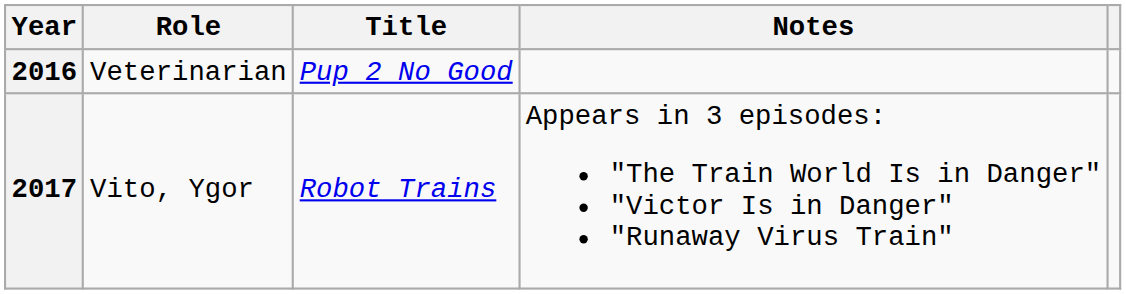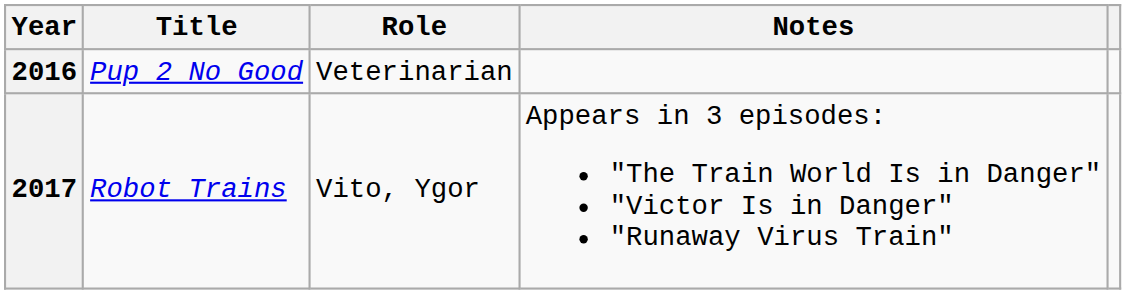columns swapped: (406, 27) <-> (188, 27)
